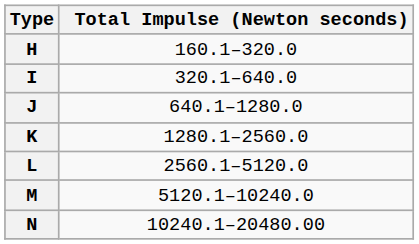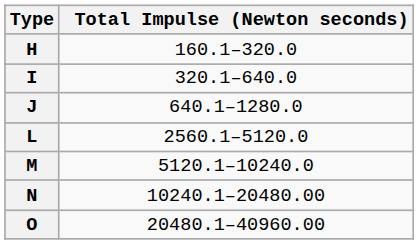- row: (32, 137)
+ row: (32, 225)
